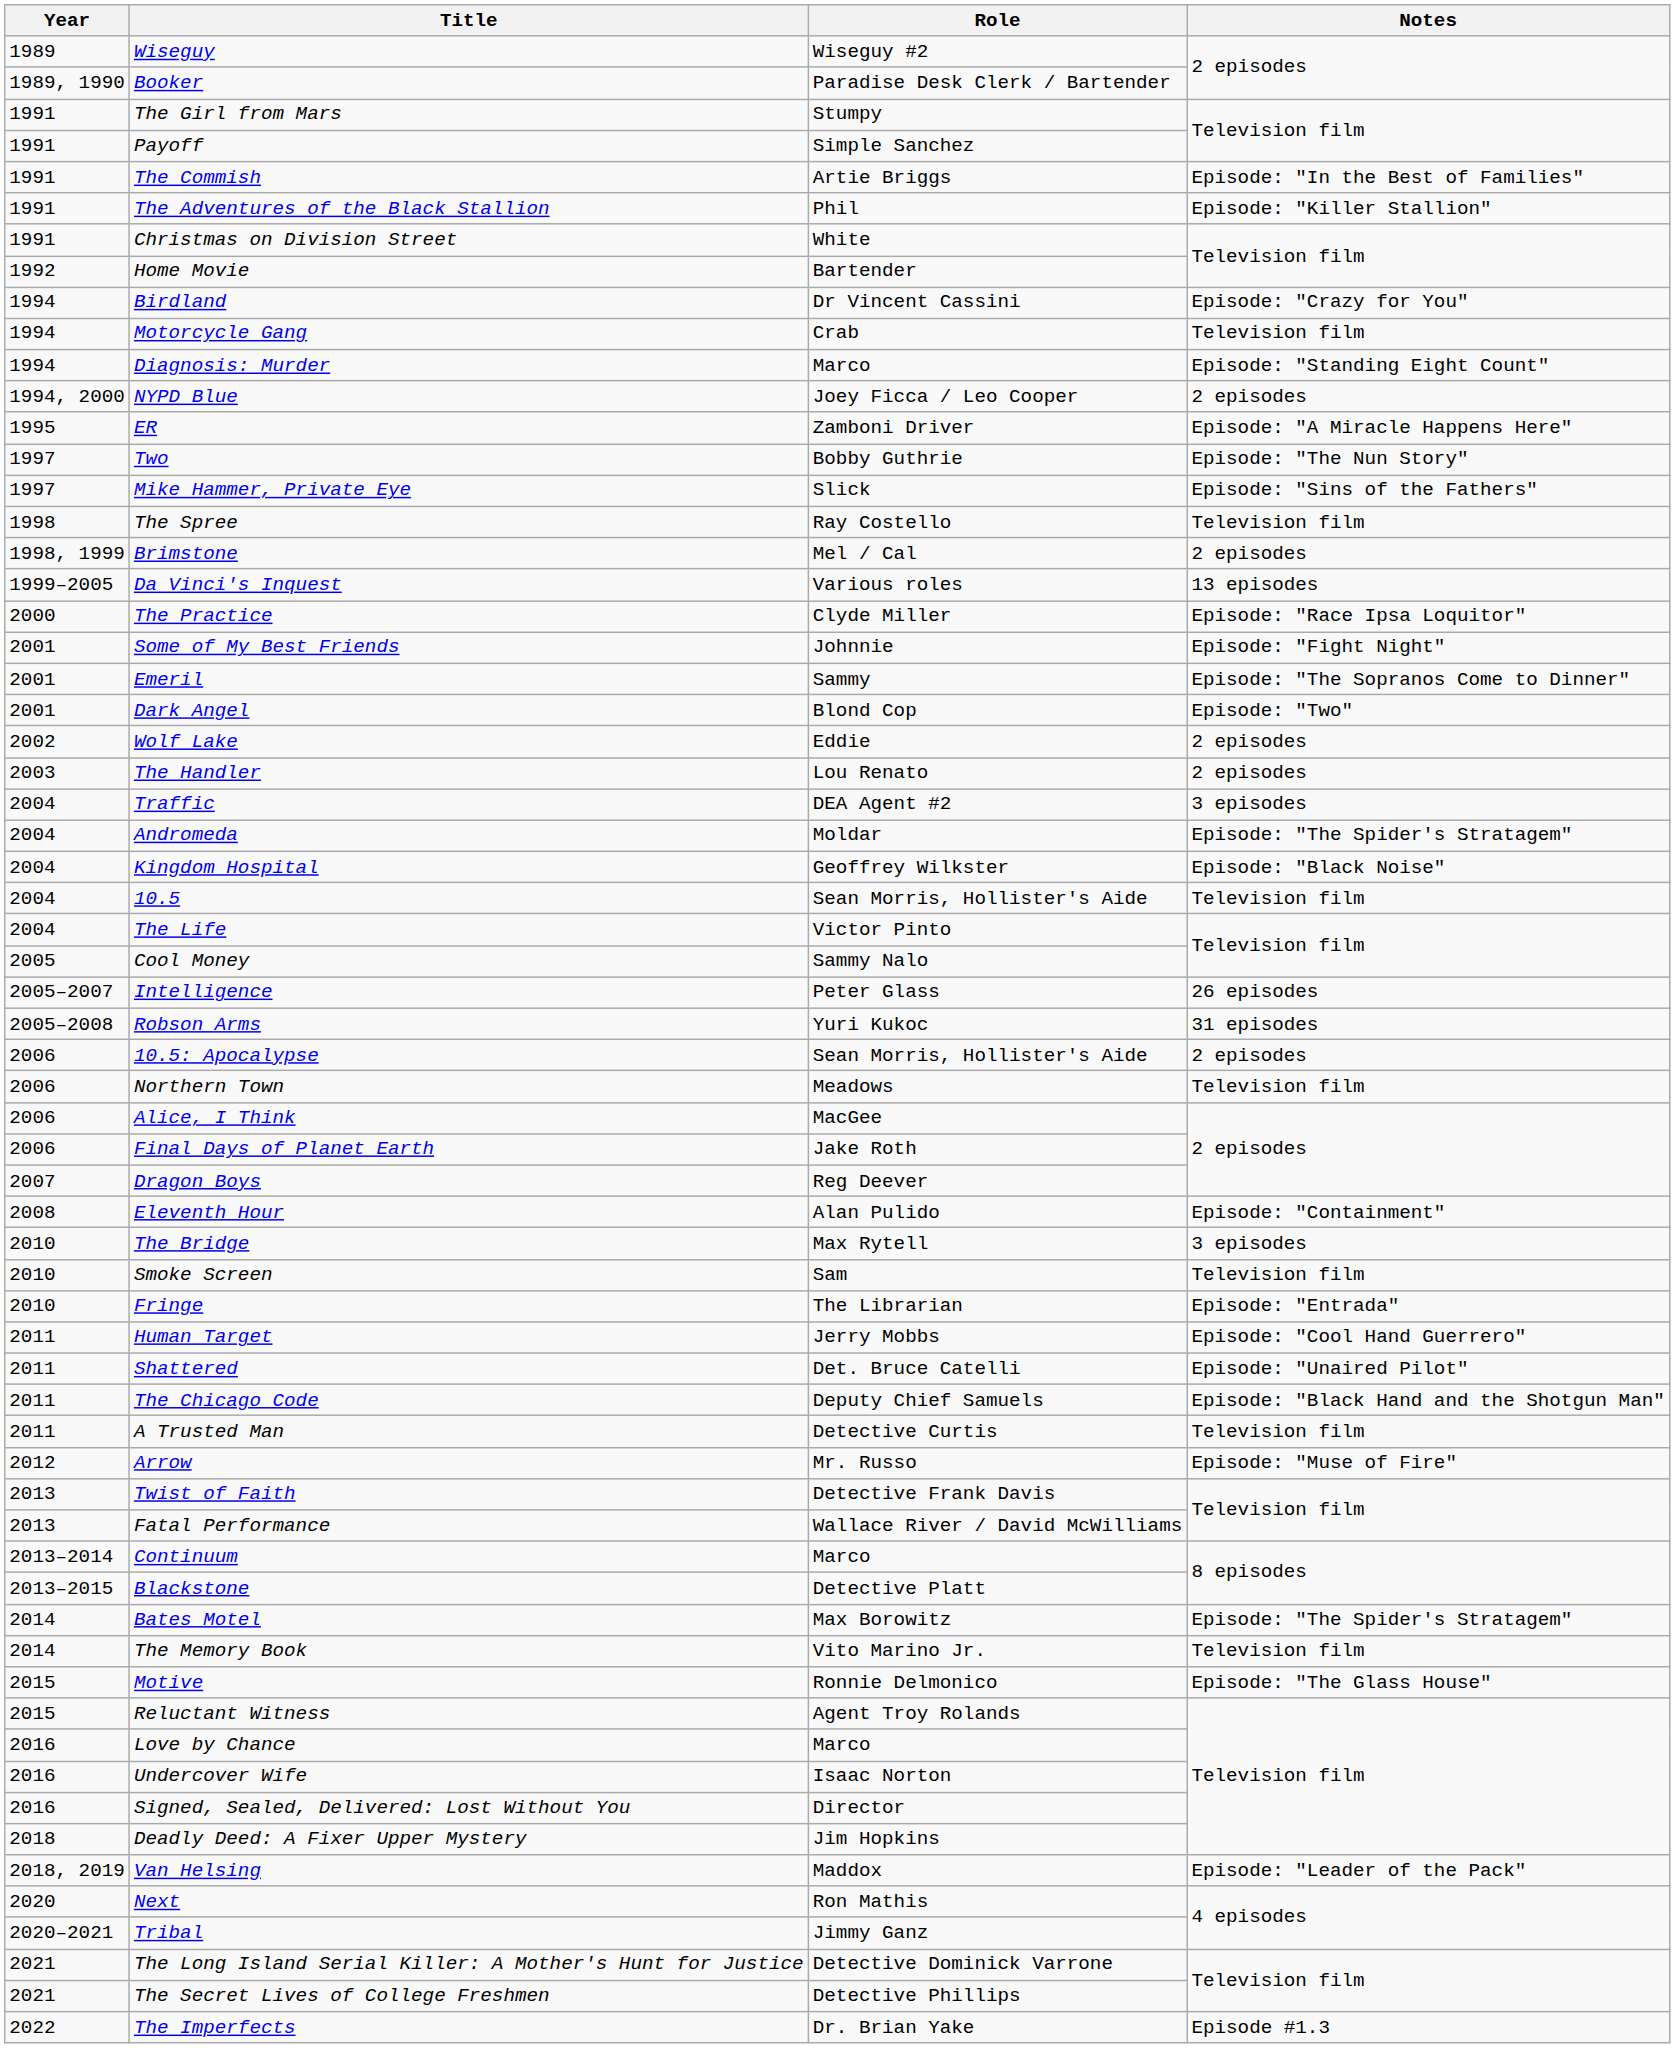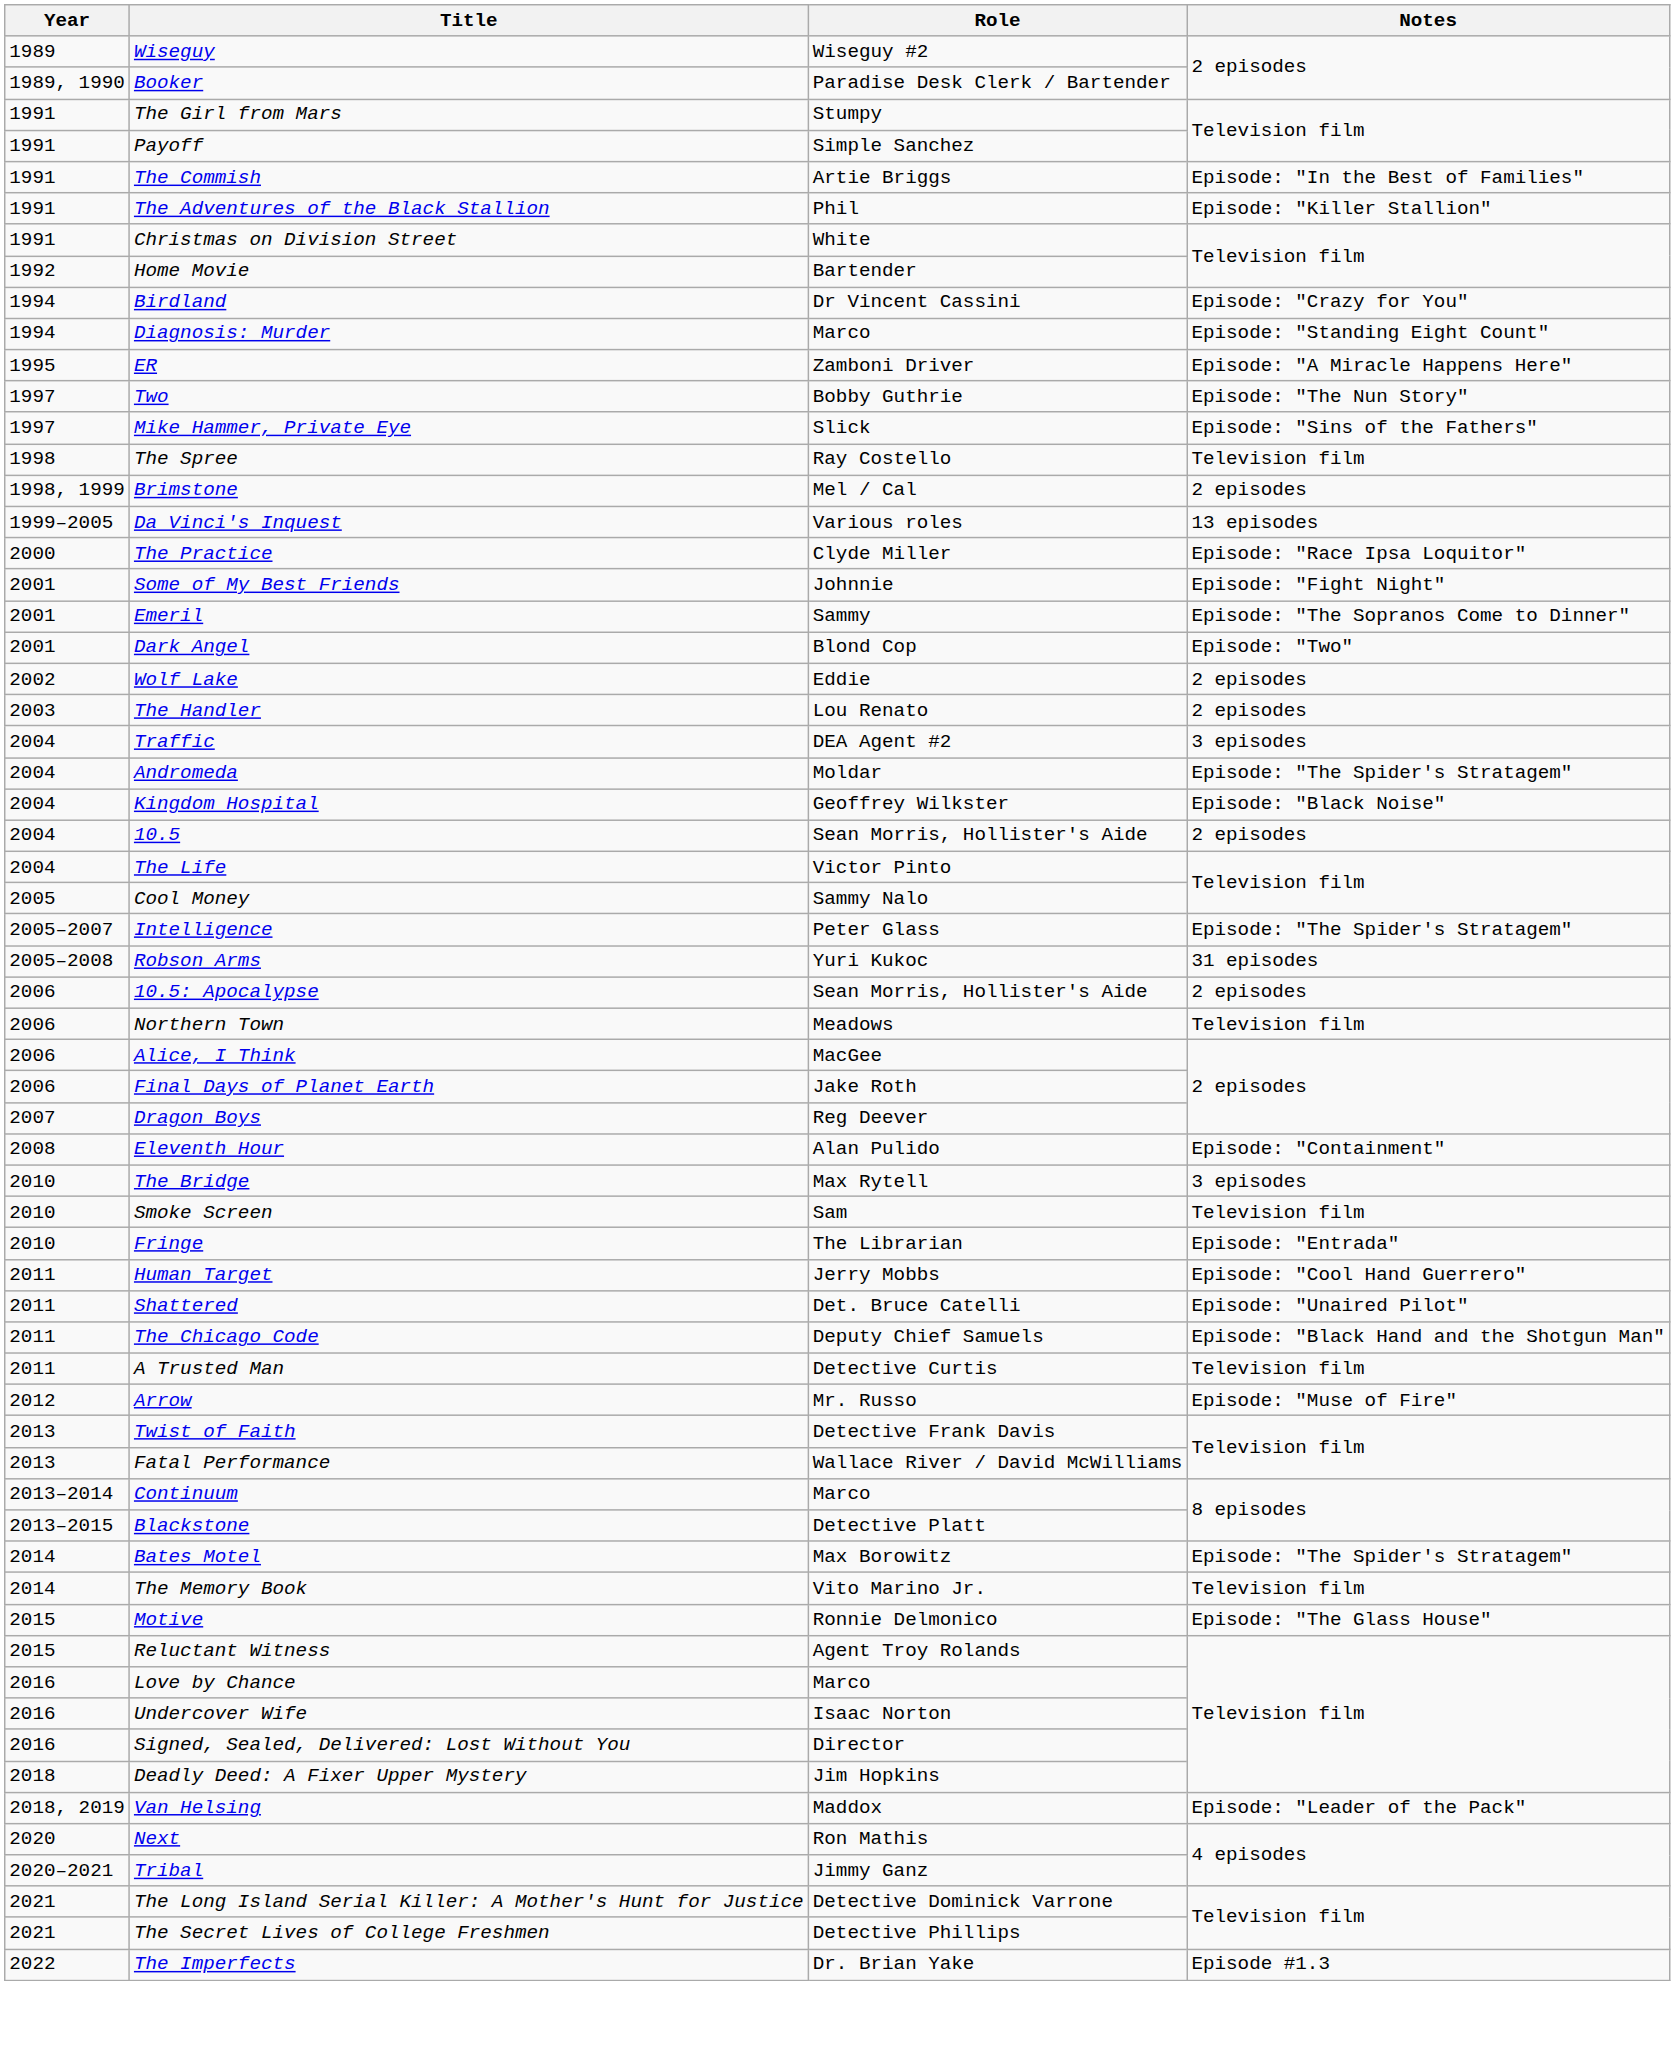- row: (221, 334)
- row: (186, 397)
(1278, 898) Television film -> (1249, 836) 2 episodes
(1255, 993) 26 episodes -> (1382, 930) Episode: "The Spider's Stratagem"
